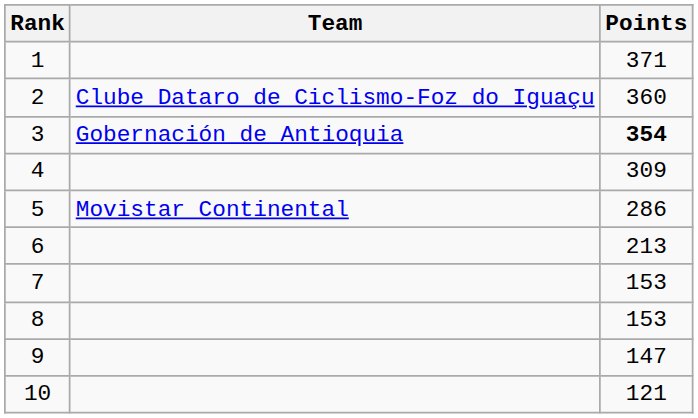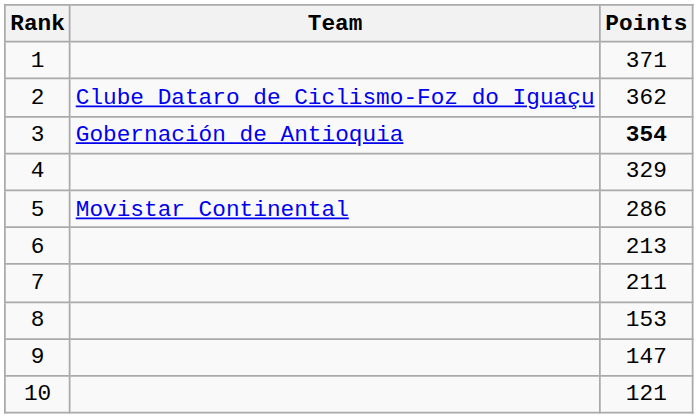(646, 98) 360 -> (646, 98) 362
(646, 172) 309 -> (646, 172) 329
(646, 283) 153 -> (646, 283) 211
